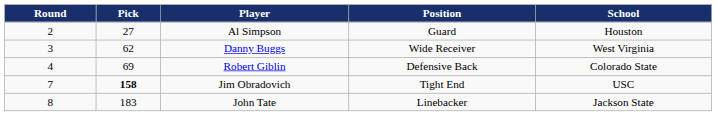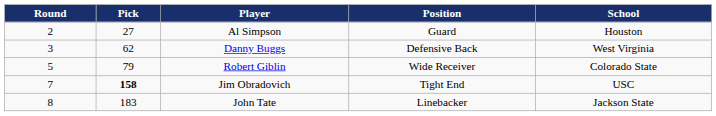(442, 48) Wide Receiver -> (442, 48) Defensive Back
(50, 66) 4 -> (50, 66) 5
(128, 66) 69 -> (128, 66) 79
(442, 66) Defensive Back -> (442, 66) Wide Receiver
